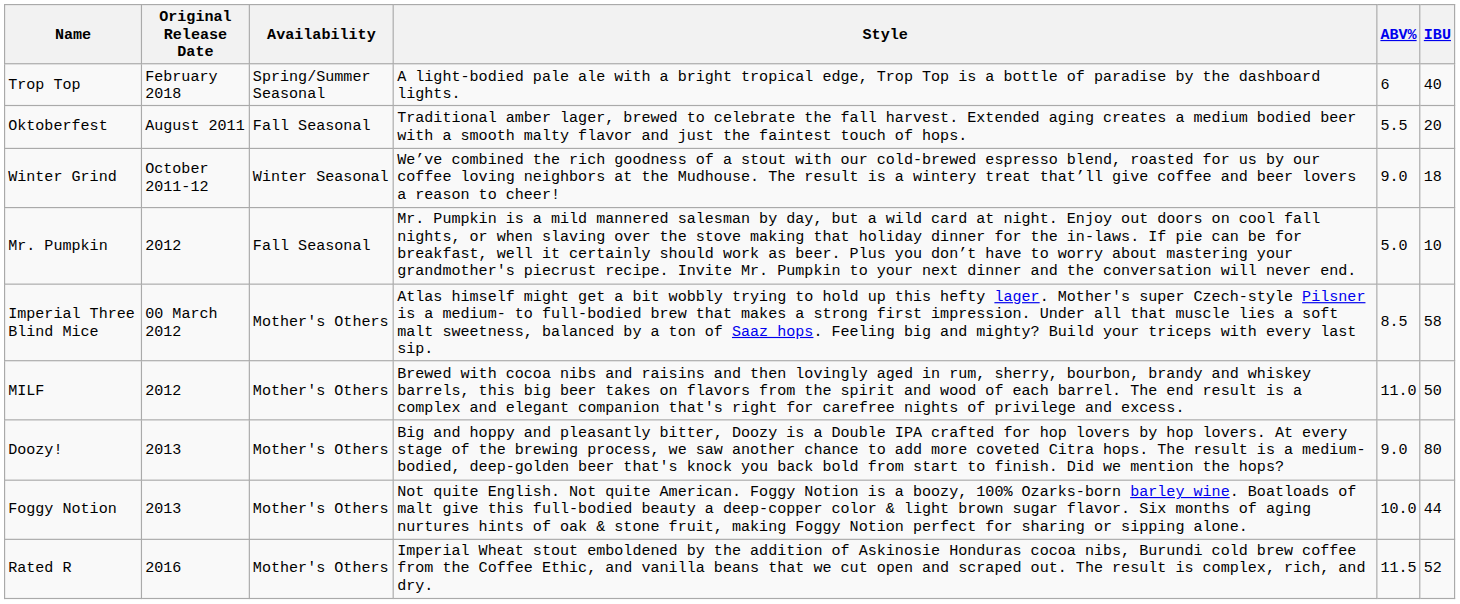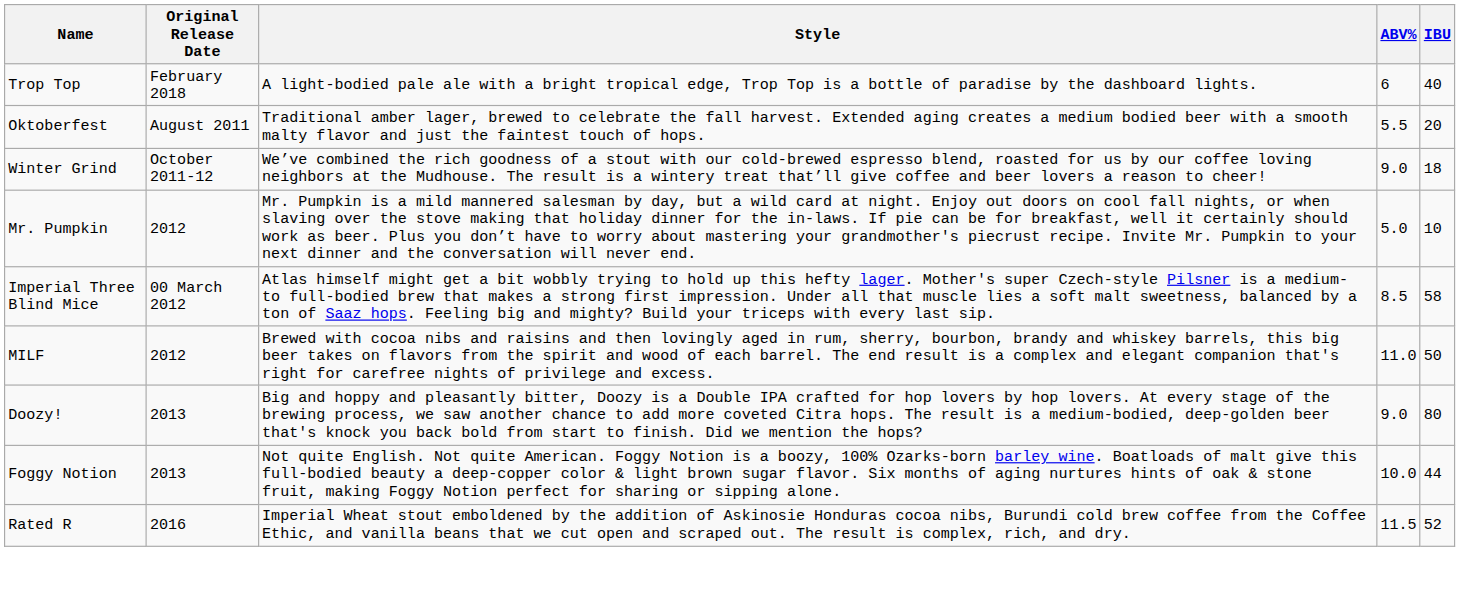- column: (321, 34)
